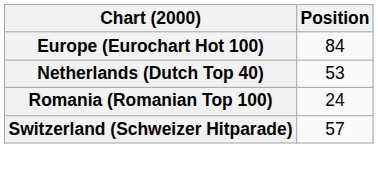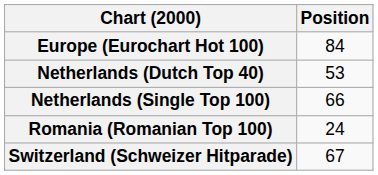+ row: (151, 101)
(335, 128) 57 -> (335, 156) 67
